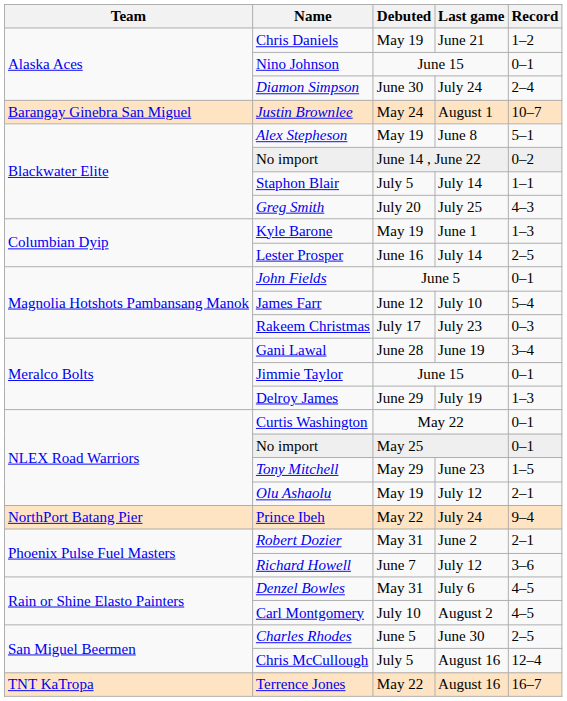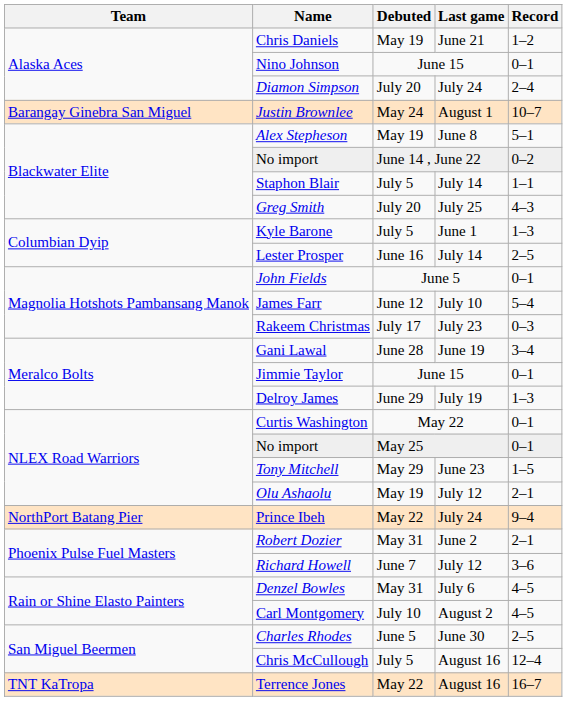(400, 87) June 30 -> (399, 87) July 20
(400, 231) May 19 -> (395, 231) July 5
